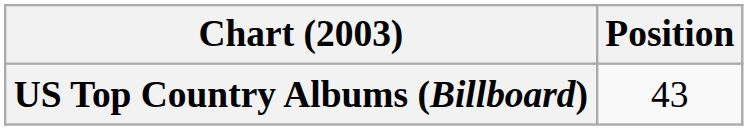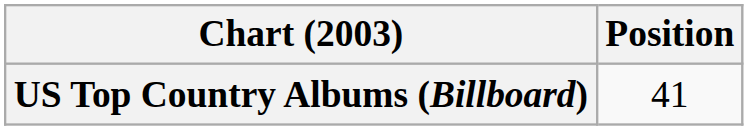(670, 93) 43 -> (670, 93) 41
